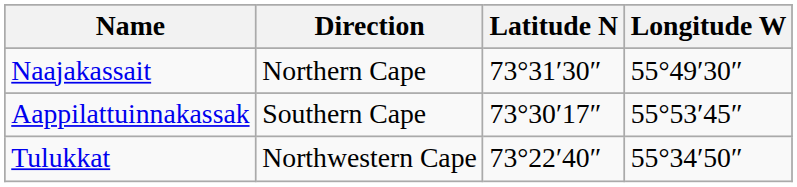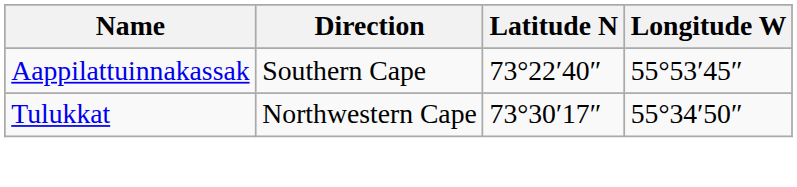- row: (81, 70)
(545, 114) 73°30′17″ -> (545, 70) 73°22′40″
(545, 158) 73°22′40″ -> (545, 114) 73°30′17″
